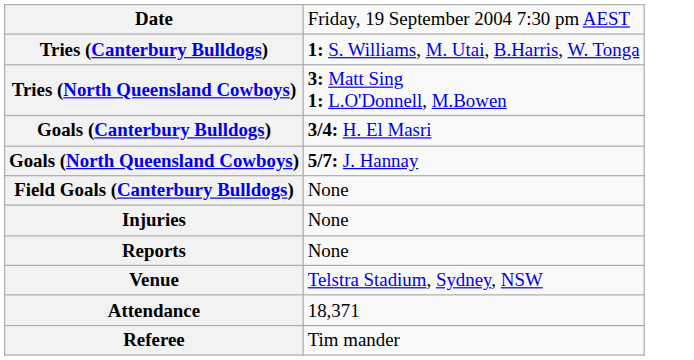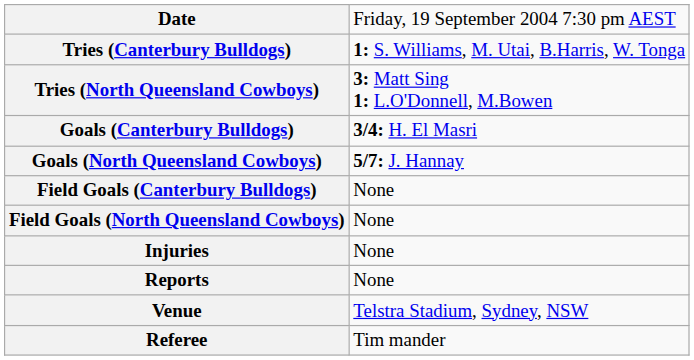+ row: (177, 220)
- row: (154, 310)
